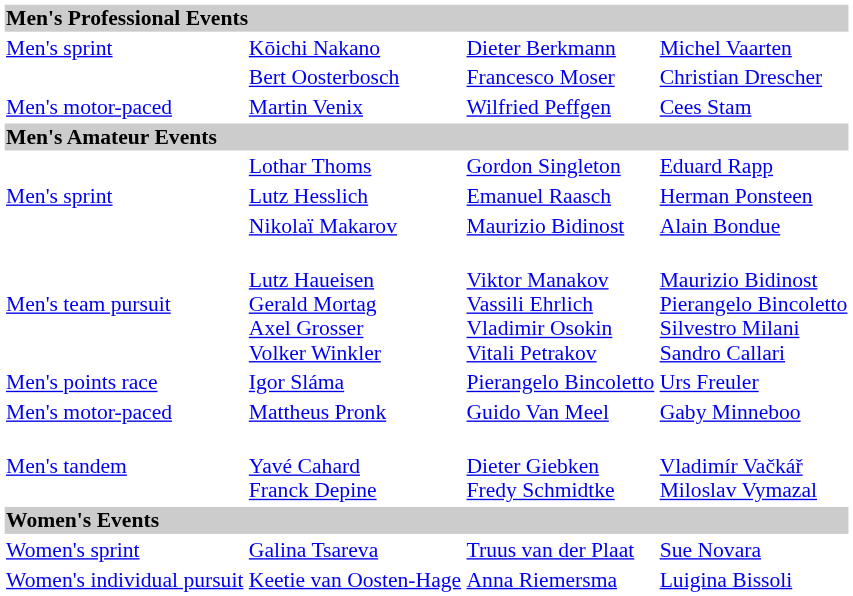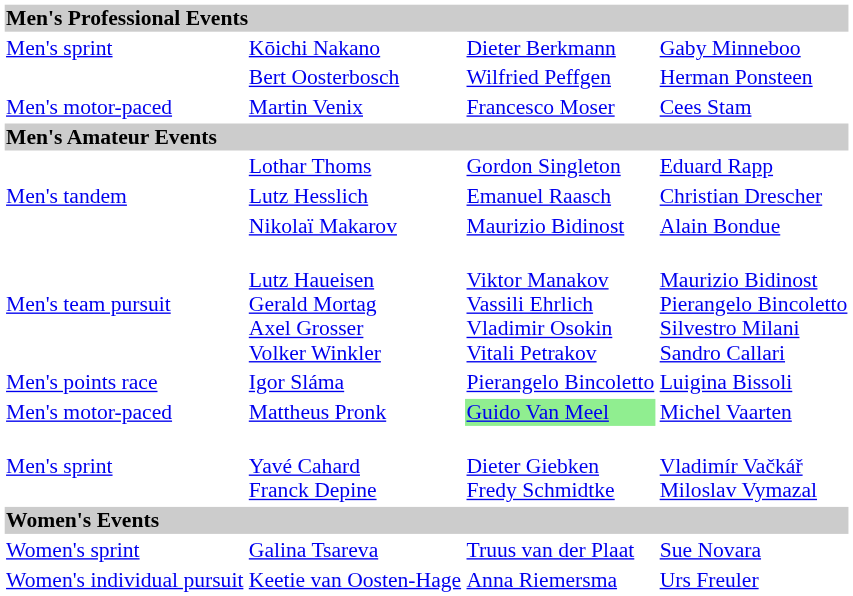(726, 47) Michel Vaarten -> (730, 47) Gaby Minneboo
(541, 77) Francesco Moser -> (539, 77) Wilfried Peffgen
(741, 77) Christian Drescher -> (736, 77) Herman Ponsteen
(539, 107) Wilfried Peffgen -> (541, 107) Francesco Moser
(59, 196) Men's sprint -> (66, 196) Men's tandem
(736, 196) Herman Ponsteen -> (741, 196) Christian Drescher
(709, 382) Urs Freuler -> (726, 382) Luigina Bissoli
(538, 412) no background -> (538, 412) lightgreen background
(730, 412) Gaby Minneboo -> (726, 412) Michel Vaarten
(66, 466) Men's tandem -> (59, 466) Men's sprint
(726, 579) Luigina Bissoli -> (709, 579) Urs Freuler
